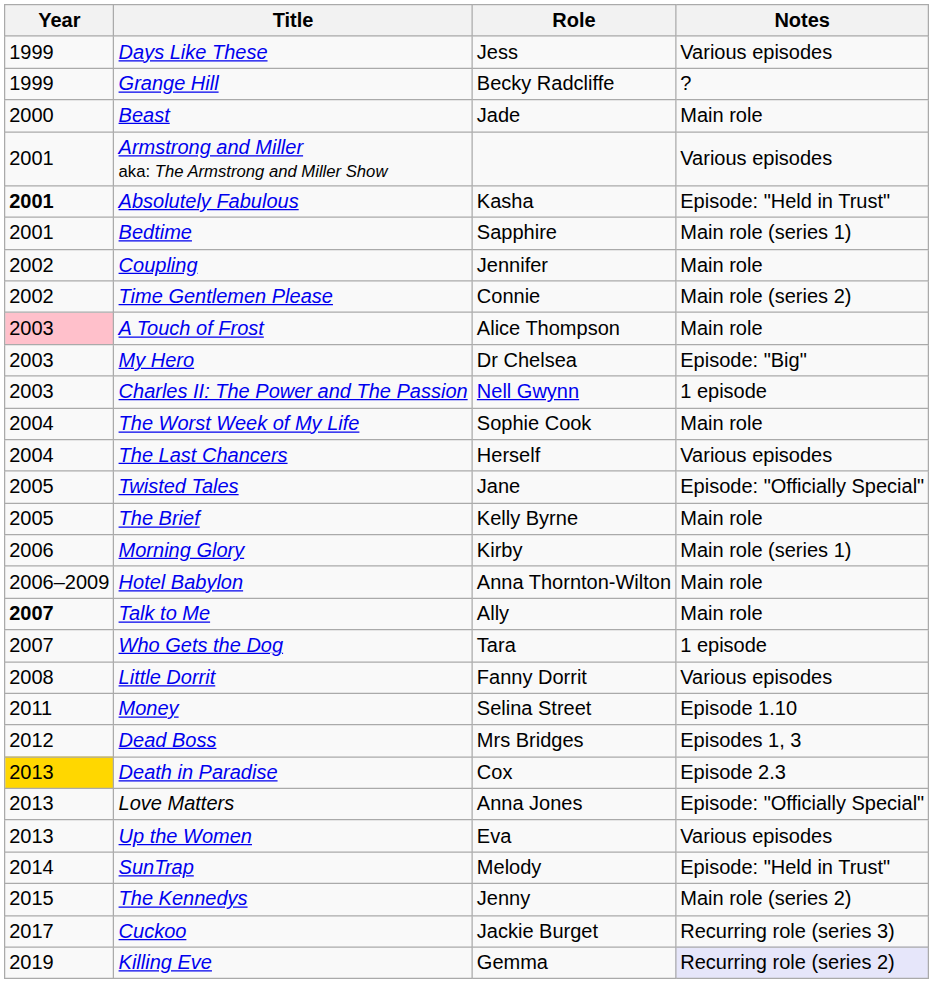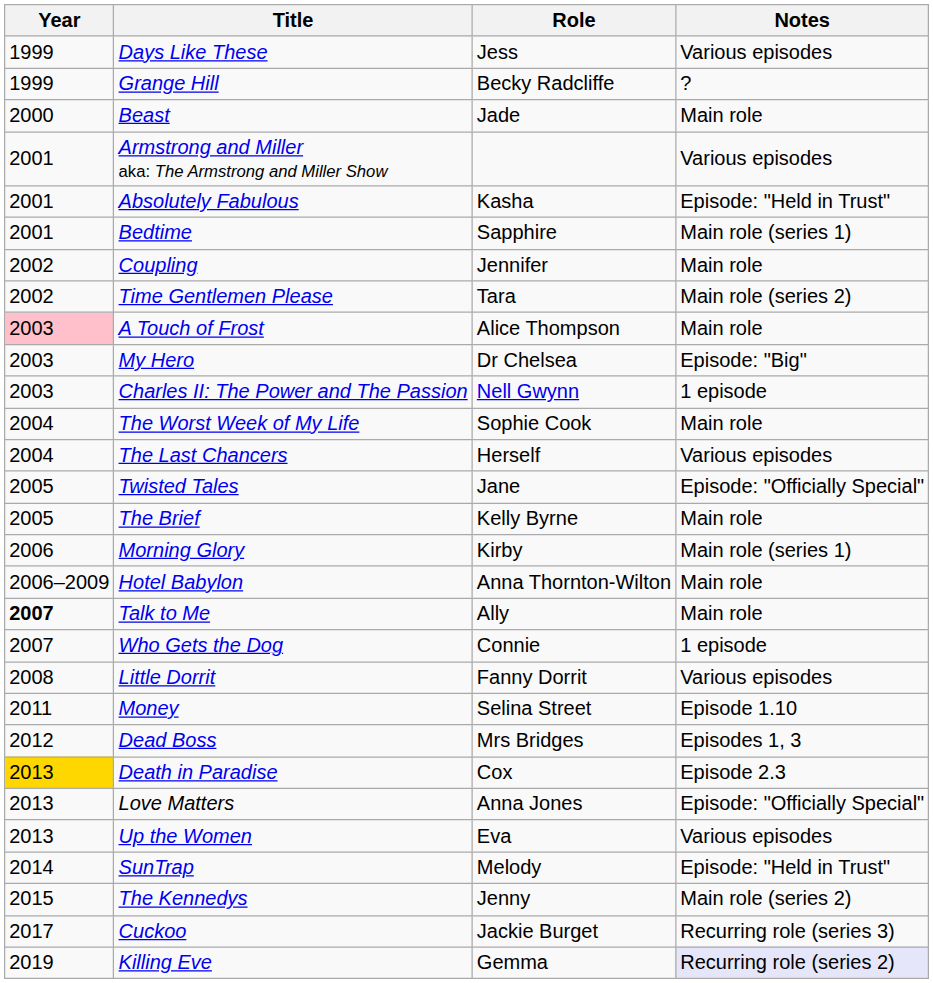(31, 201) bold -> (31, 201) normal
(509, 296) Connie -> (496, 296) Tara
(496, 645) Tara -> (509, 645) Connie
